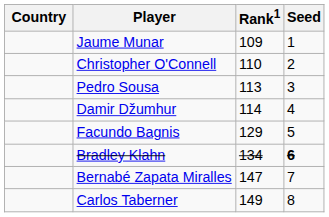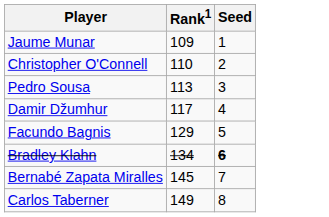- column: (39, 17)
(250, 109) 114 -> (181, 109) 117
(251, 177) 147 -> (182, 177) 145
